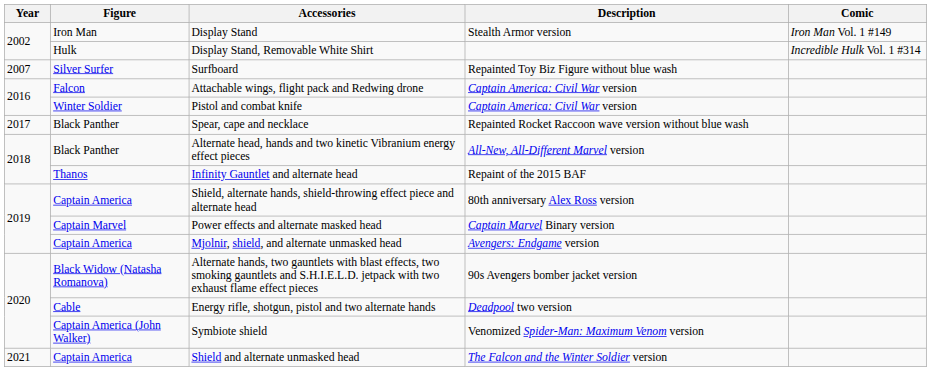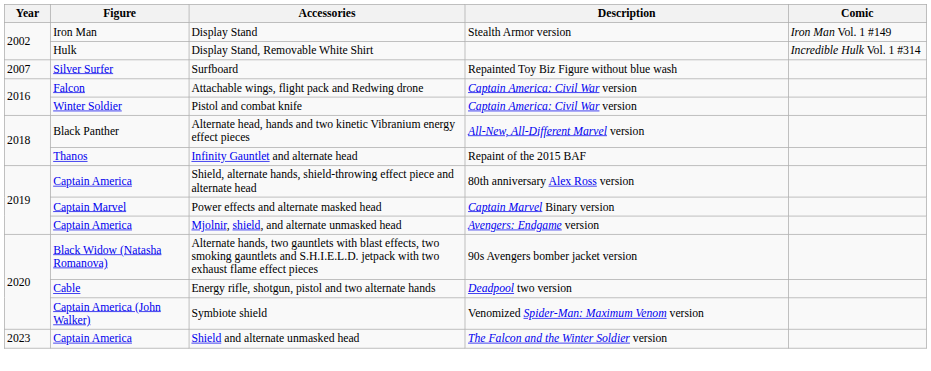- row: (250, 124)
(19, 357) 2021 -> (19, 338) 2023
